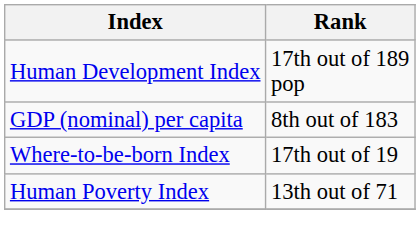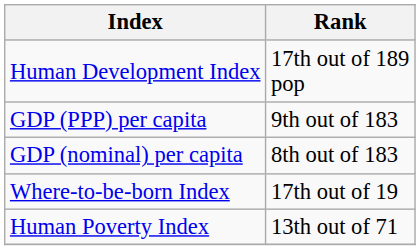+ row: (108, 119)
